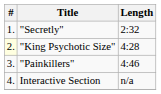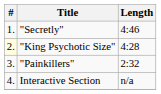(130, 30) 2:32 -> (130, 30) 4:46
(130, 64) 4:46 -> (130, 64) 2:32
